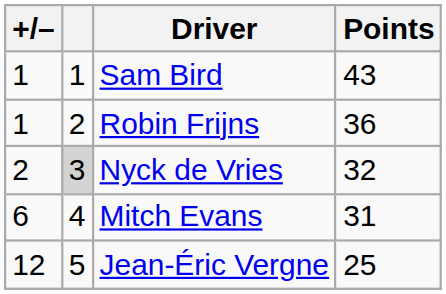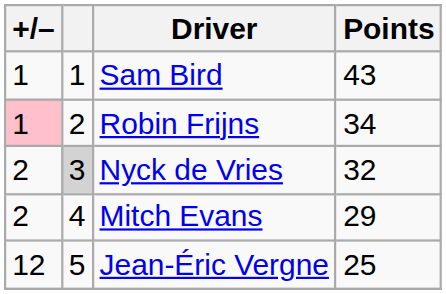(20, 123) no background -> (20, 123) pink background
(360, 123) 36 -> (360, 123) 34
(20, 217) 6 -> (20, 217) 2
(360, 217) 31 -> (360, 217) 29
